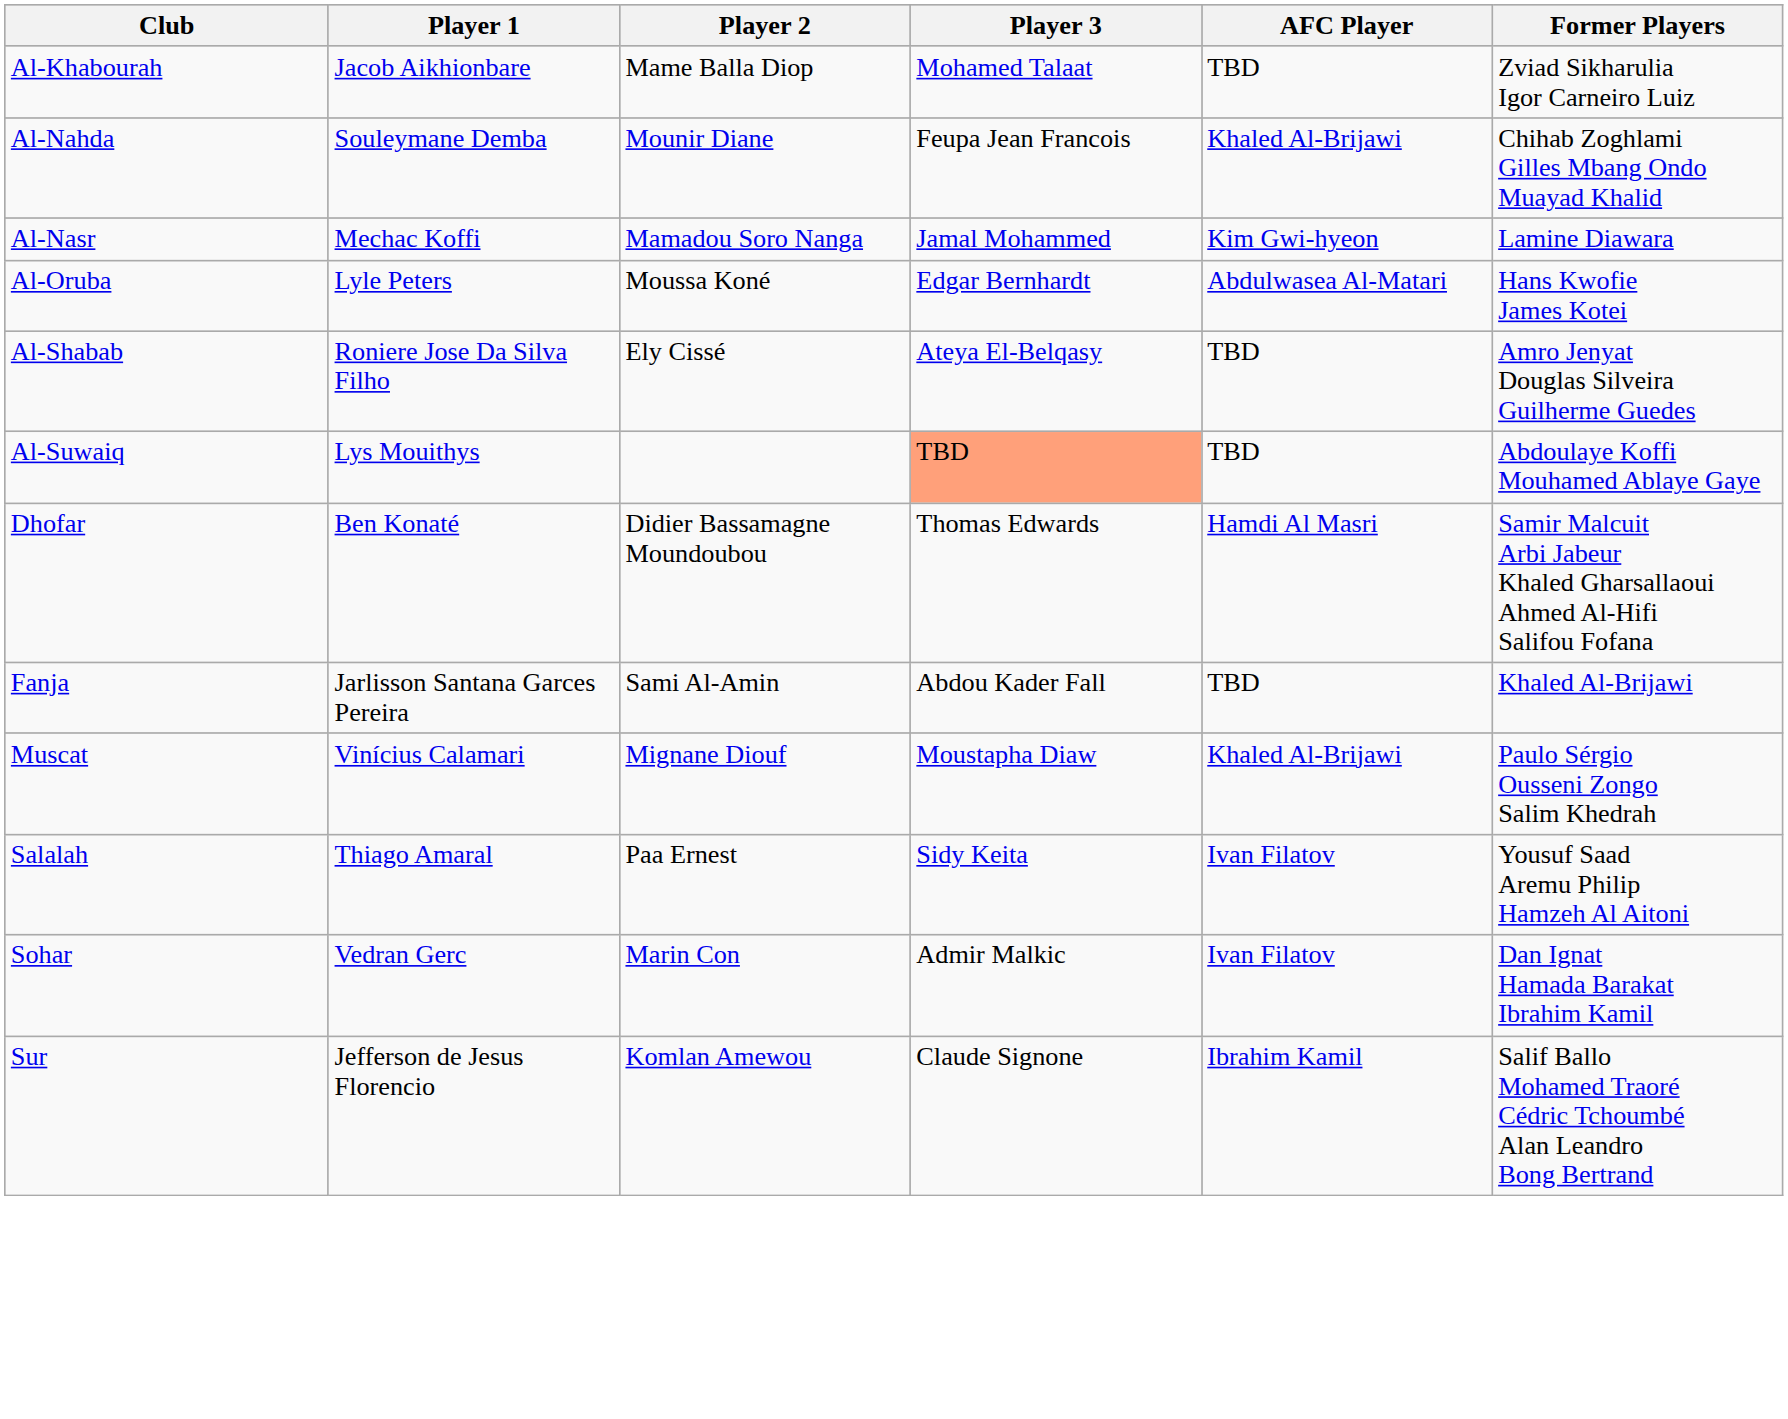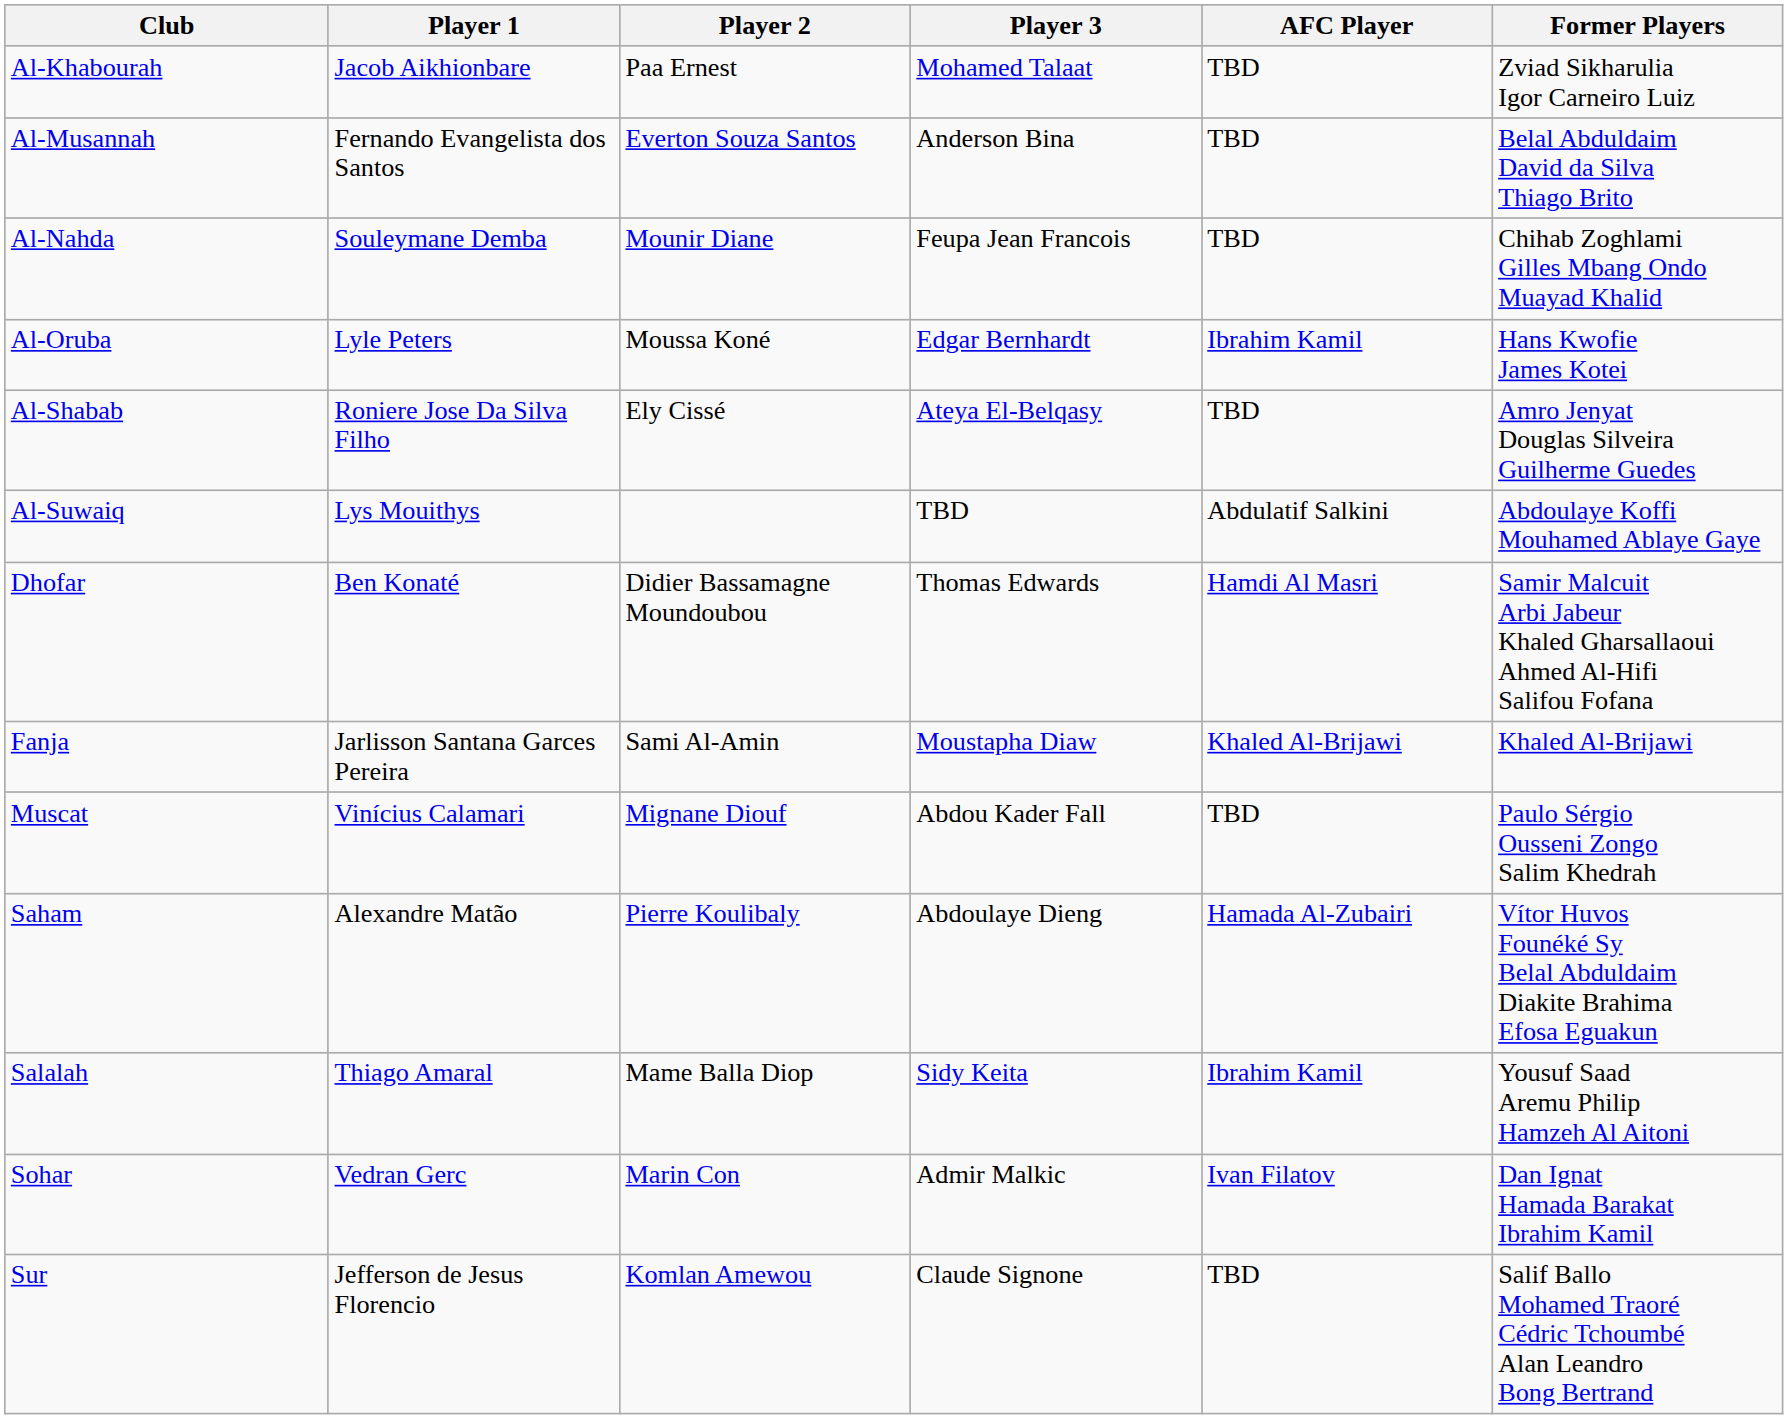(719, 66) Mame Balla Diop -> (681, 66) Paa Ernest
+ row: (83, 138)
(1305, 138) Khaled Al-Brijawi -> (1233, 238) TBD
- row: (53, 238)
(1327, 280) Abdulwasea Al-Matari -> (1285, 339) Ibrahim Kamil
(943, 452) lightsalmon background -> (943, 511) no background
(1233, 452) TBD -> (1298, 511) Abdulatif Salkini
(1011, 682) Abdou Kader Fall -> (1006, 741) Moustapha Diaw
(1233, 682) TBD -> (1305, 741) Khaled Al-Brijawi
(1006, 754) Moustapha Diaw -> (1011, 813) Abdou Kader Fall
(1305, 754) Khaled Al-Brijawi -> (1233, 813) TBD
+ row: (47, 913)
(681, 854) Paa Ernest -> (719, 1073) Mame Balla Diop
(1271, 854) Ivan Filatov -> (1285, 1073) Ibrahim Kamil
(1285, 1056) Ibrahim Kamil -> (1233, 1274) TBD
